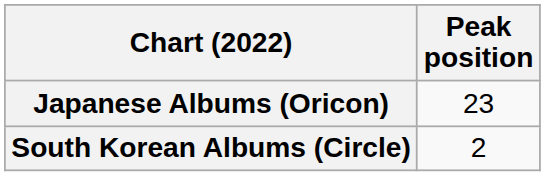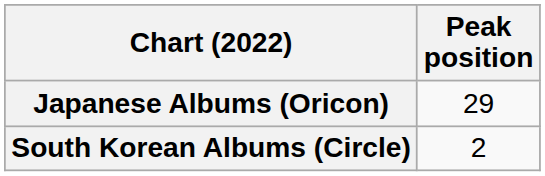(479, 103) 23 -> (479, 103) 29
